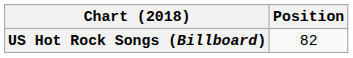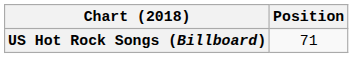(309, 41) 82 -> (309, 41) 71
